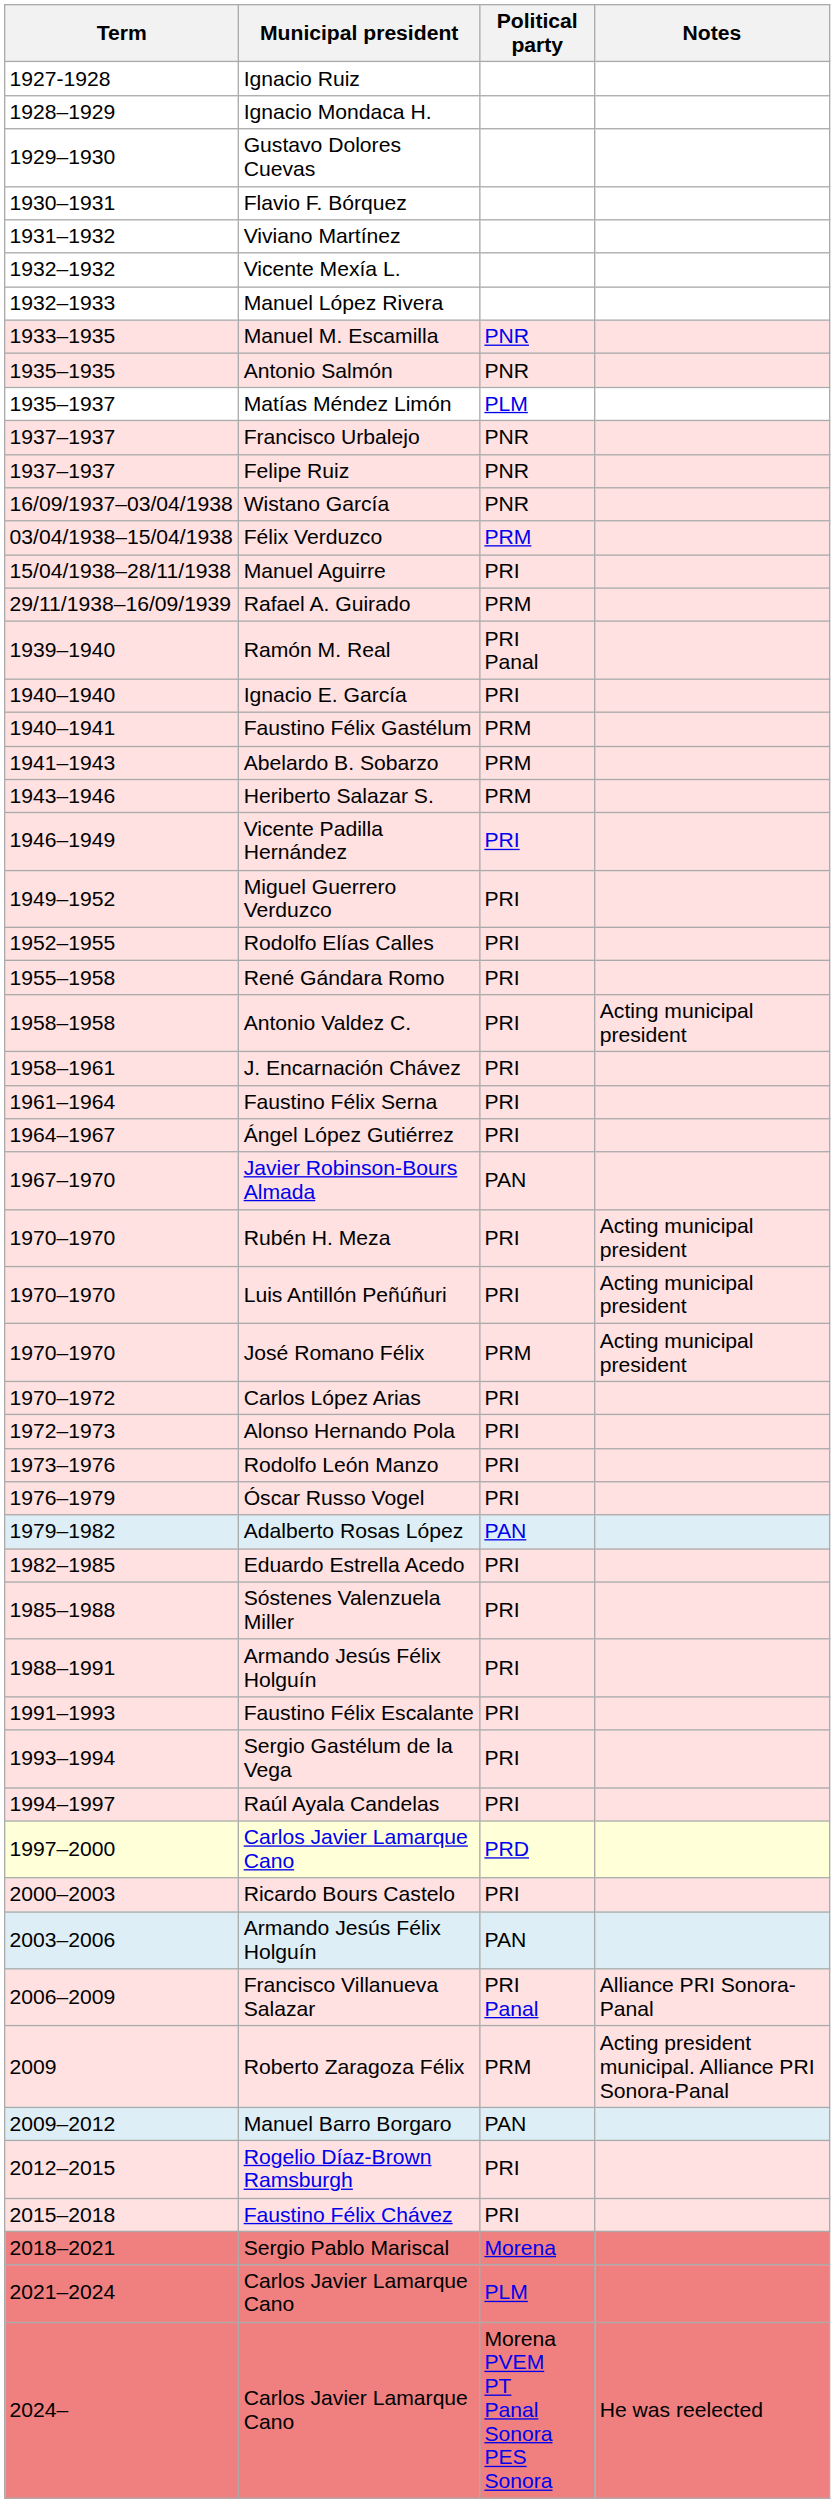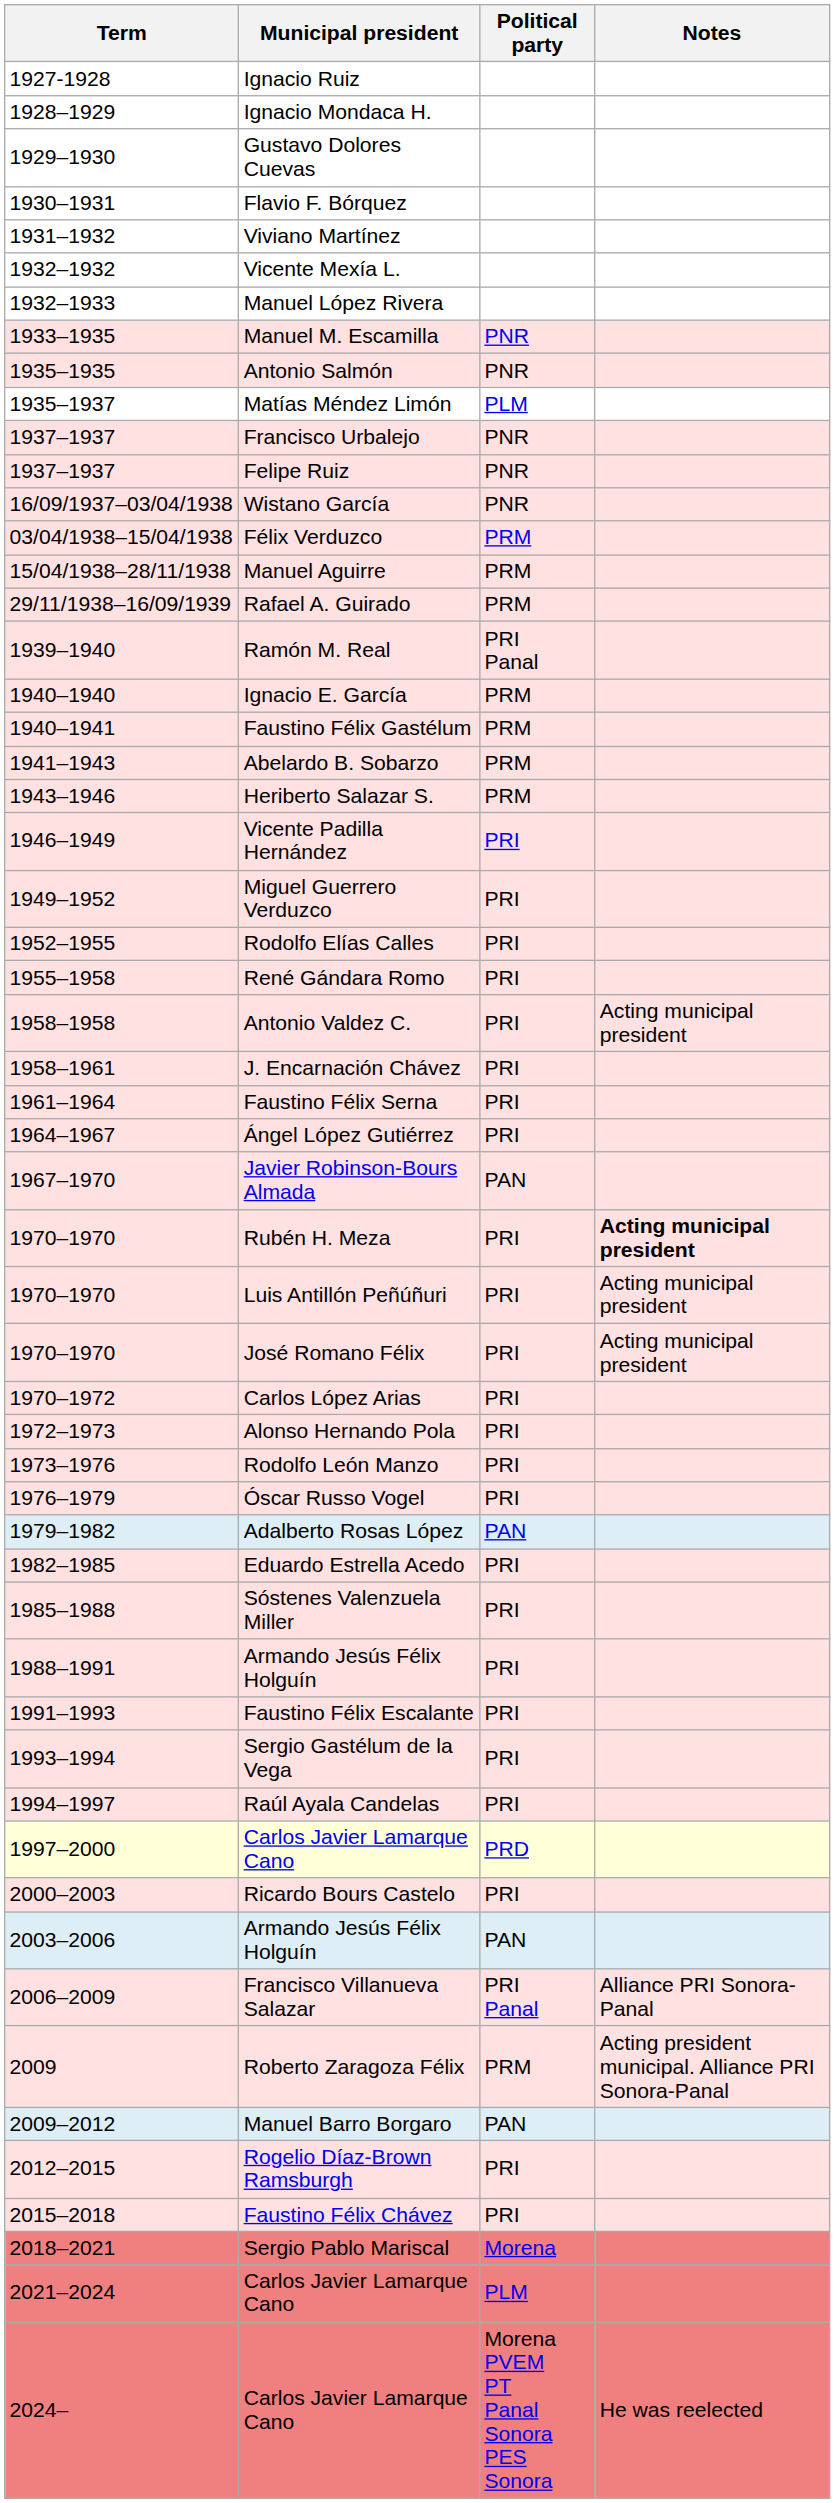(502, 571) PRI -> (508, 571) PRM
(502, 695) PRI -> (508, 695) PRM
(677, 1237) normal -> (685, 1237) bold
(508, 1352) PRM -> (502, 1352) PRI
